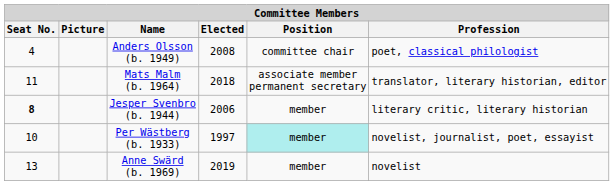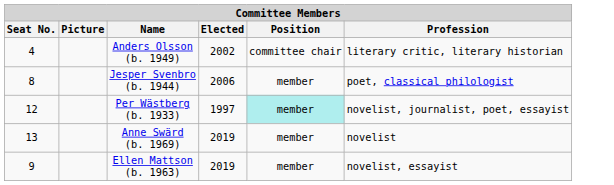(222, 52) 2008 -> (222, 52) 2002
(455, 52) poet, classical philologist -> (455, 52) literary critic, literary historian
- row: (153, 81)
(32, 109) bold -> (32, 81) normal
(480, 109) literary critic, literary historian -> (430, 81) poet, classical philologist
(32, 138) 10 -> (32, 109) 12
+ row: (153, 167)
